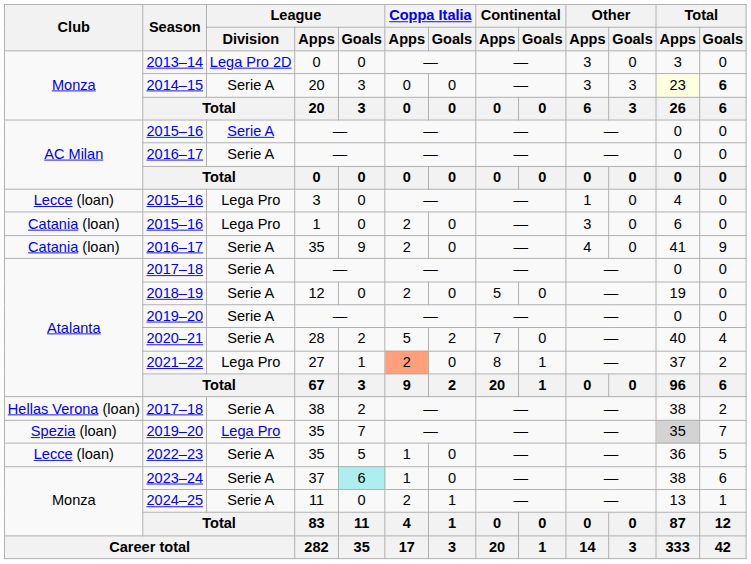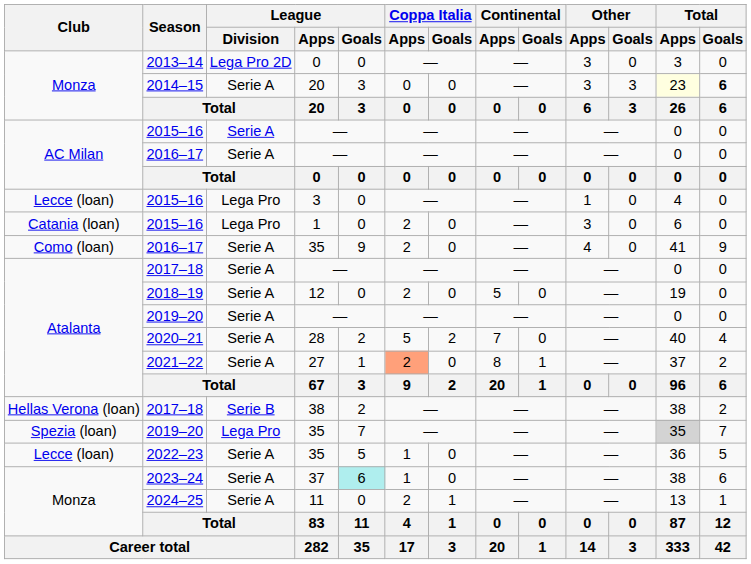(74, 246) Catania (loan) -> (74, 246) Como (loan)
(251, 362) Lega Pro -> (251, 362) Serie A
(251, 408) Serie A -> (251, 408) Serie B
